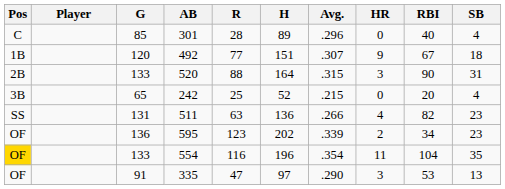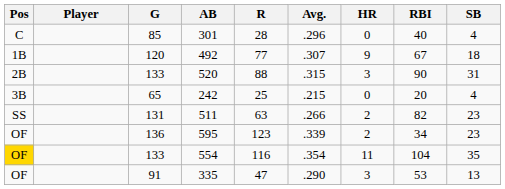- column: (284, 14)
(380, 114) 4 -> (367, 114) 2
